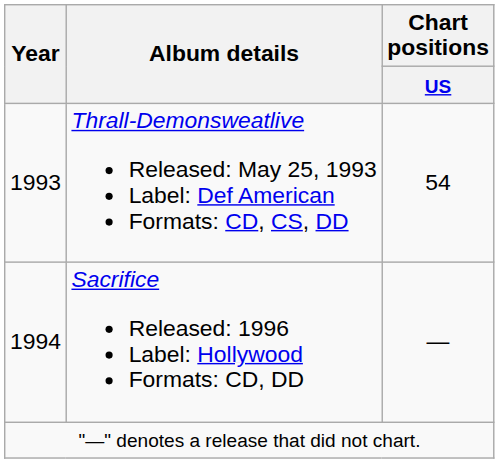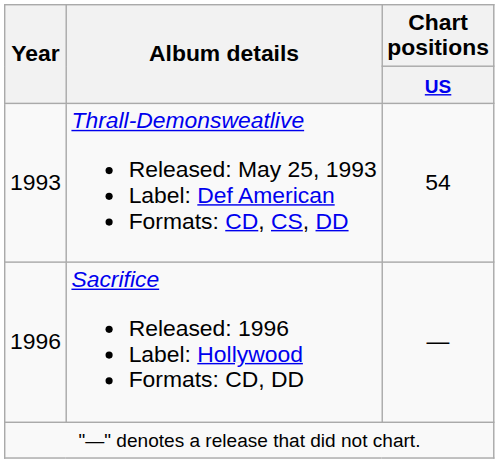(35, 341) 1994 -> (35, 341) 1996
